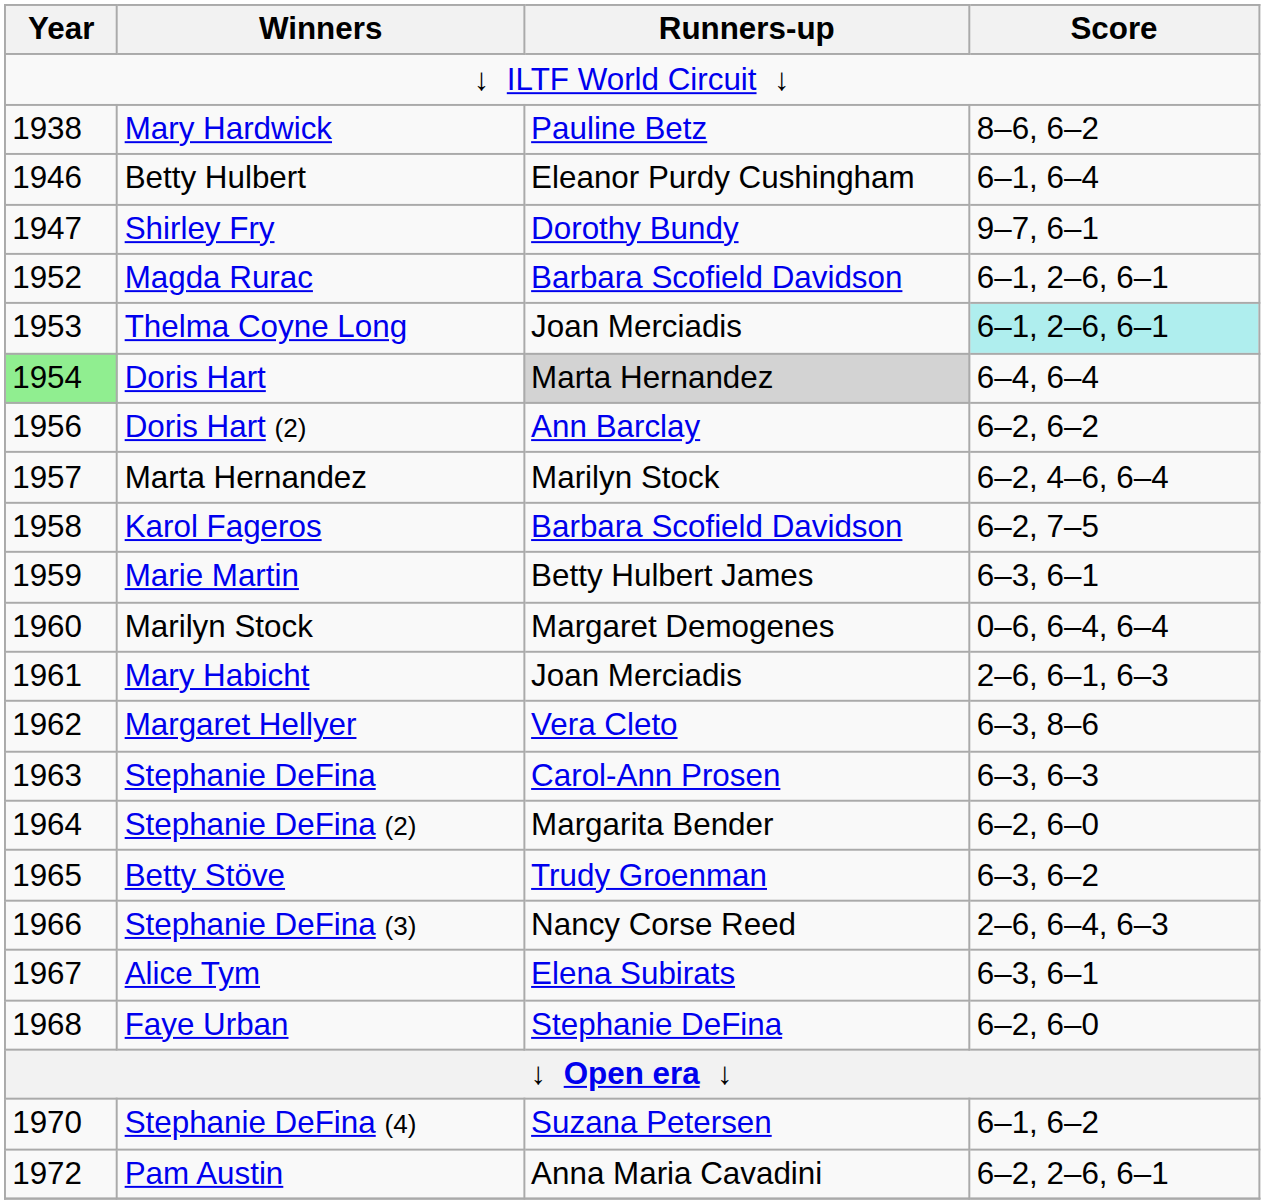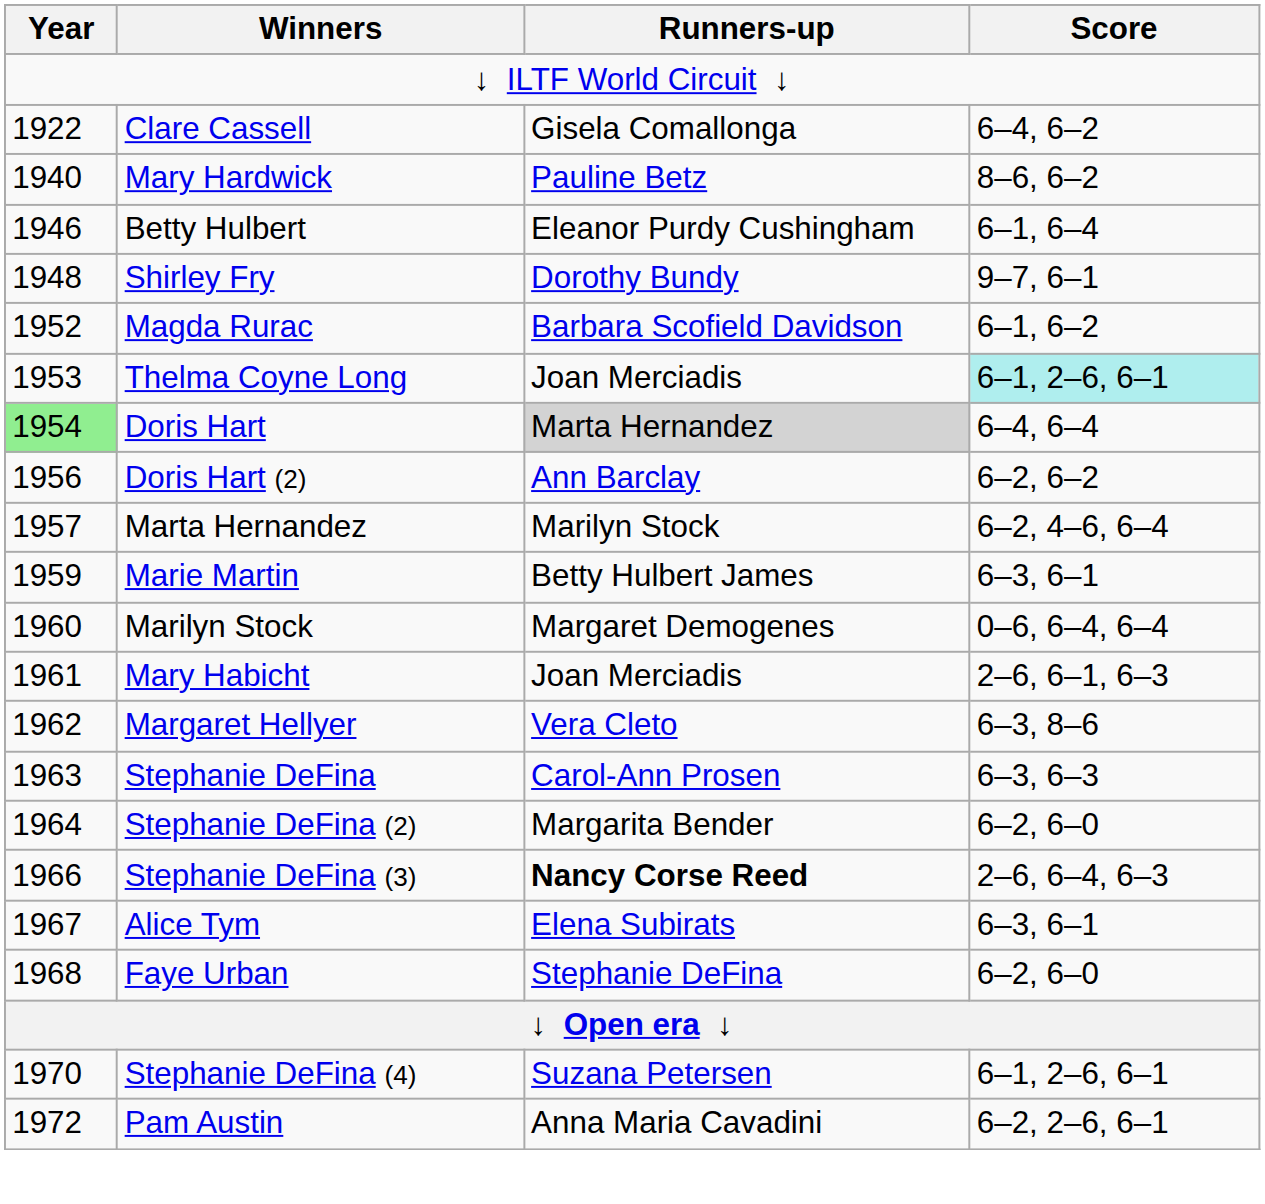+ row: (218, 128)
(47, 128) 1938 -> (47, 178) 1940
(47, 228) 1947 -> (47, 278) 1948
(1073, 278) 6–1, 2–6, 6–1 -> (1038, 327) 6–1, 6–2
- row: (223, 526)
- row: (205, 874)
(664, 924) normal -> (670, 874) bold
(1038, 1123) 6–1, 6–2 -> (1073, 1073) 6–1, 2–6, 6–1
